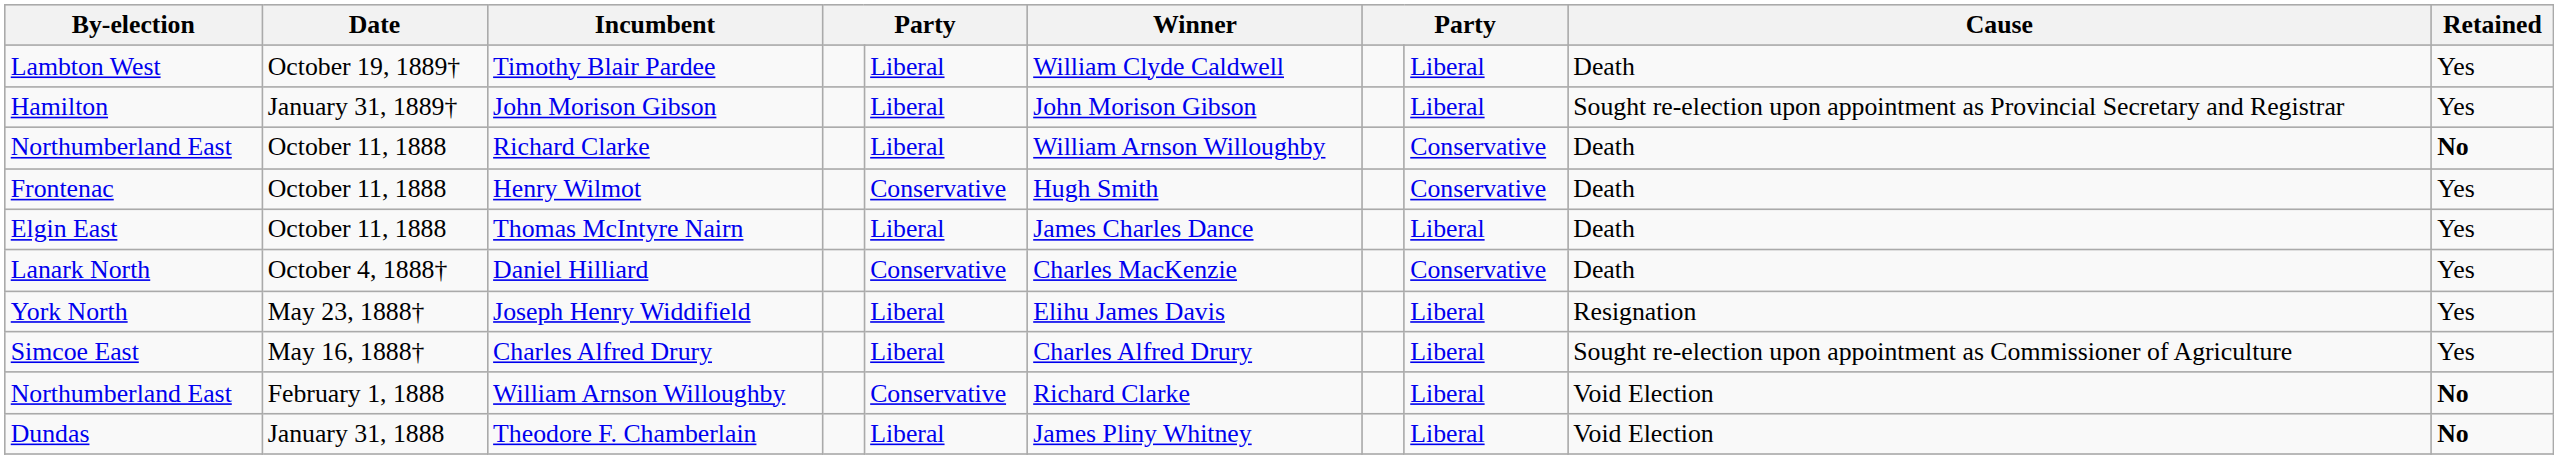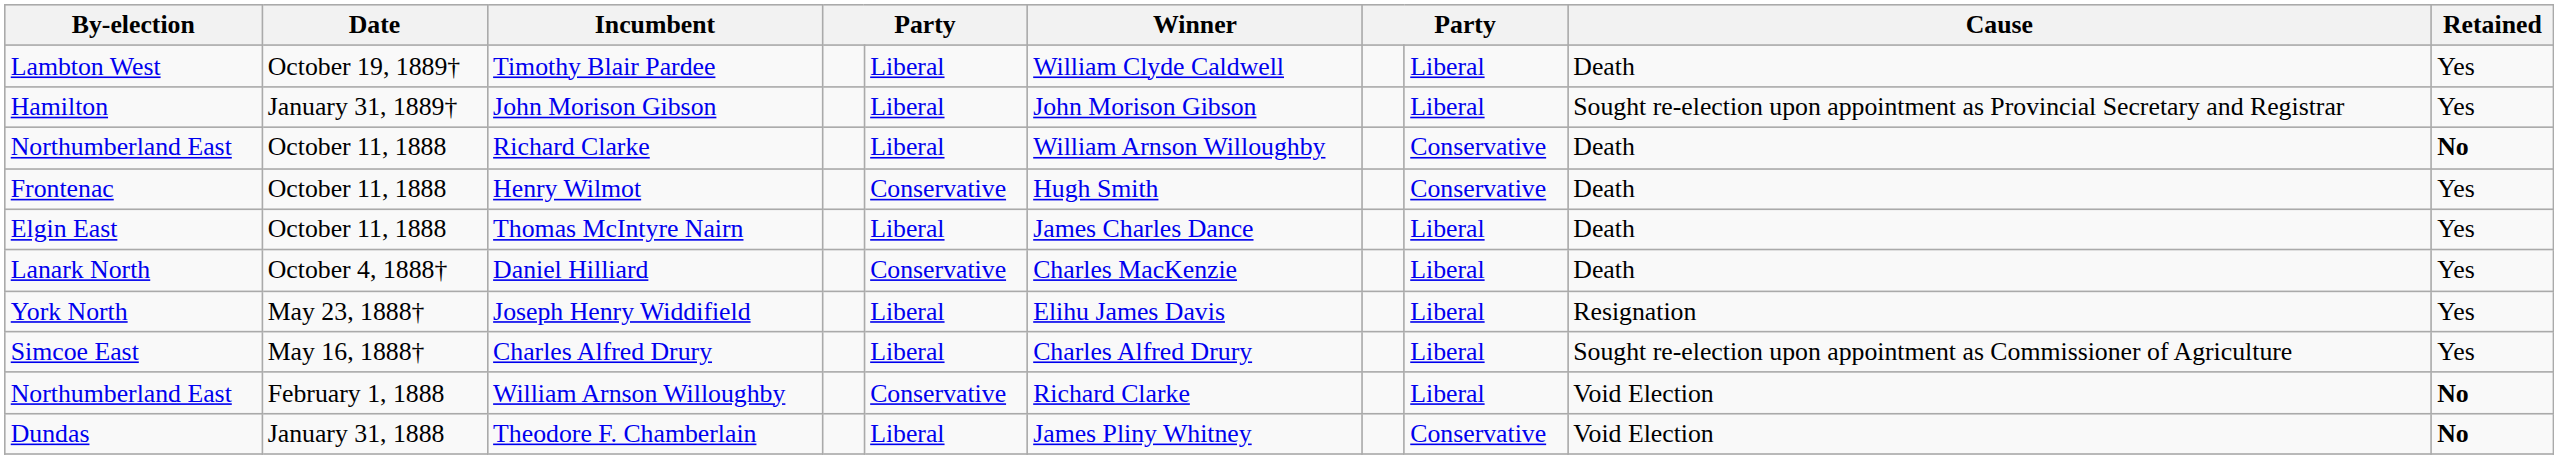(1478, 270) Conservative -> (1447, 270) Liberal
(1447, 433) Liberal -> (1478, 433) Conservative
